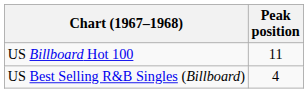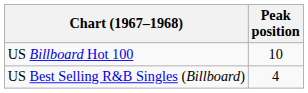(276, 54) 11 -> (276, 54) 10
